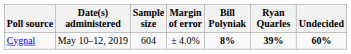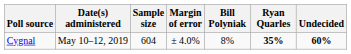(227, 41) bold -> (227, 41) normal
(273, 41) 39% -> (273, 41) 35%
